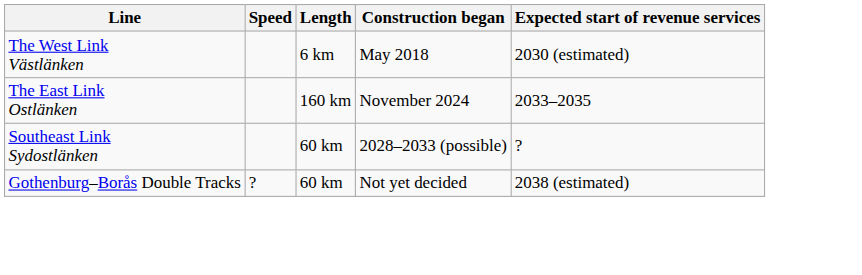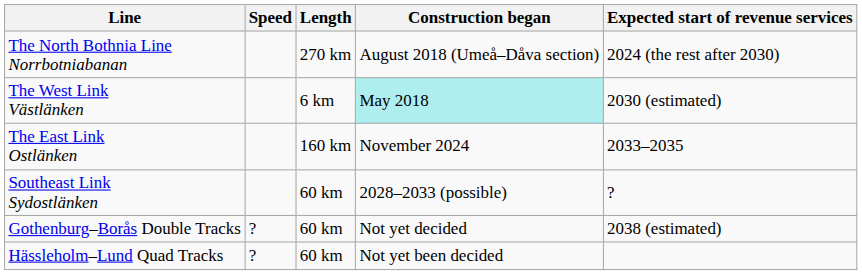+ row: (90, 54)
(394, 54) no background -> (394, 100) paleturquoise background
+ row: (116, 255)
